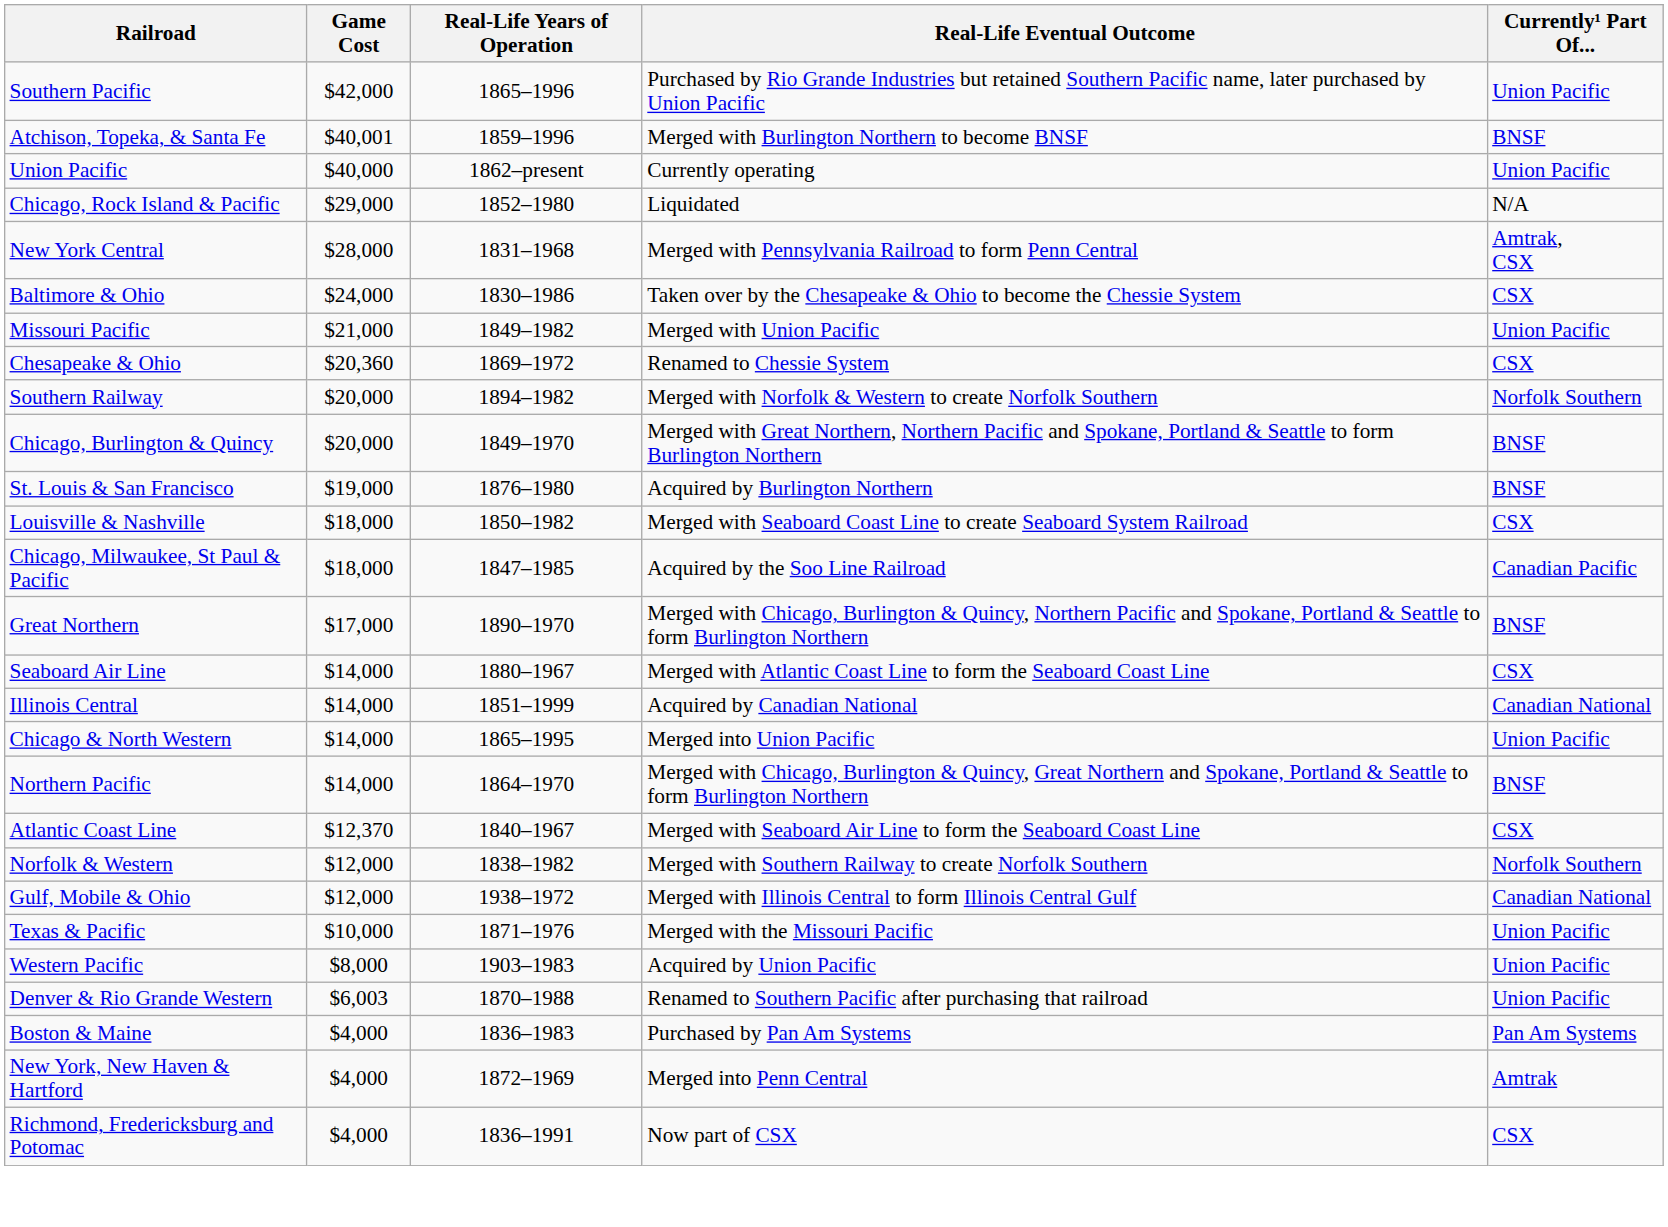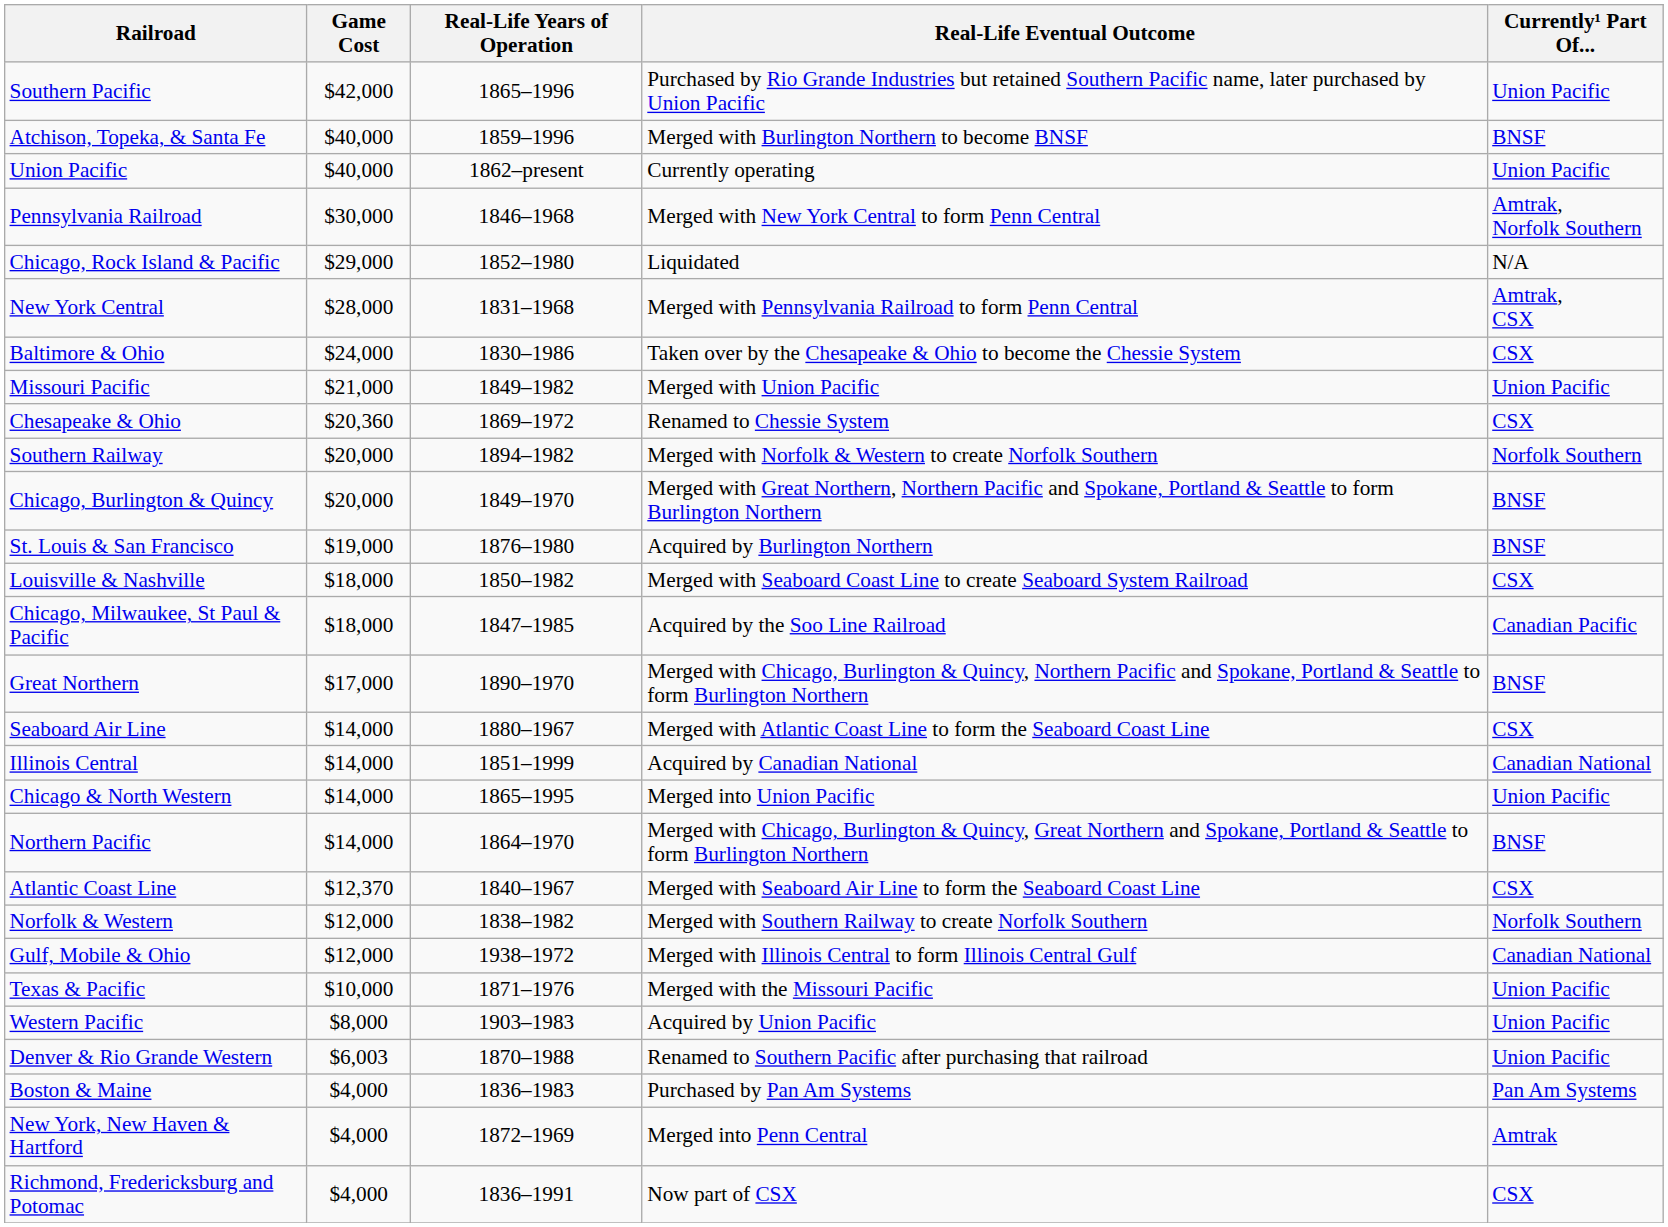(359, 136) $40,001 -> (359, 136) $40,000
+ row: (106, 216)
